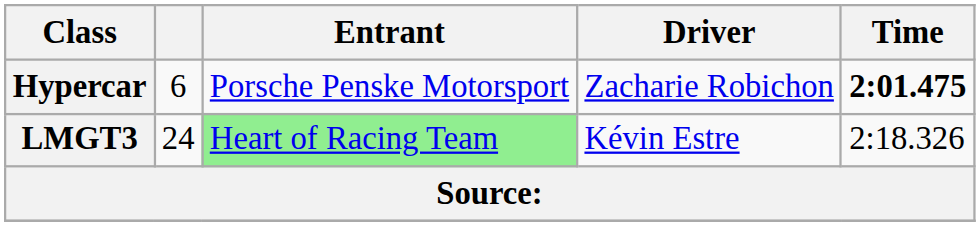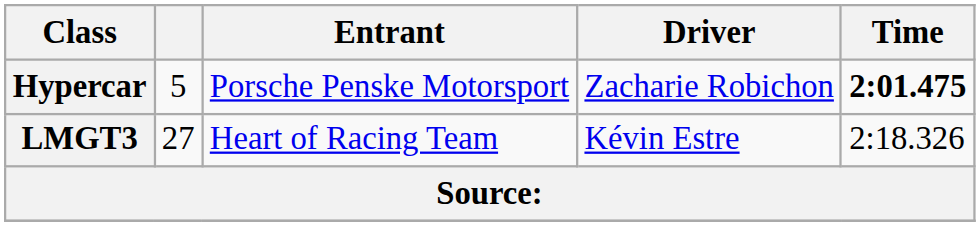(178, 85) 6 -> (178, 85) 5
(178, 139) 24 -> (178, 139) 27
(354, 139) lightgreen background -> (354, 139) no background
